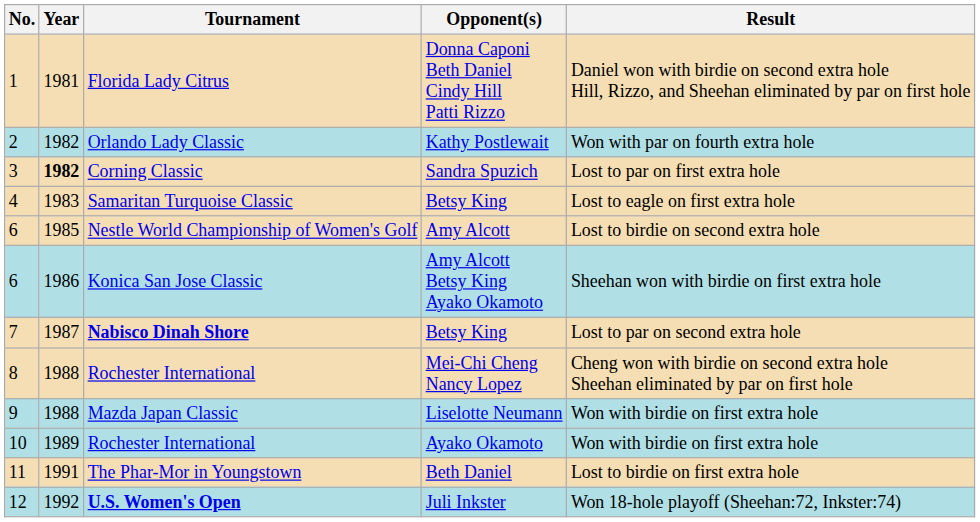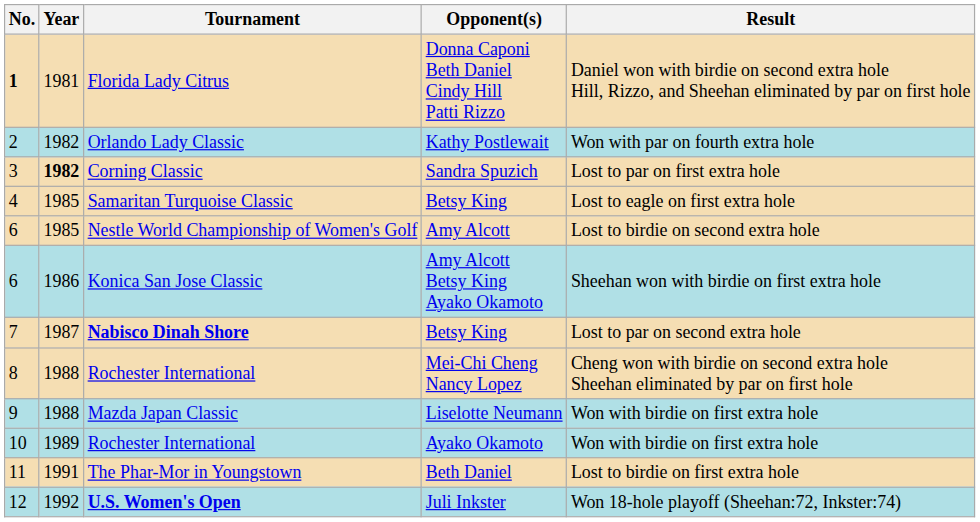(13, 80) normal -> (13, 80) bold
(61, 201) 1983 -> (61, 201) 1985
